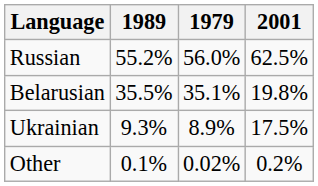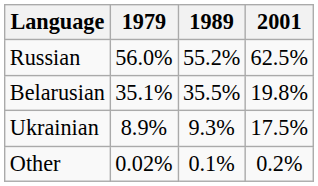columns swapped: (212, 22) <-> (144, 22)
